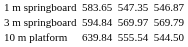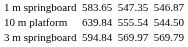rows swapped: (40, 22) <-> (36, 37)
